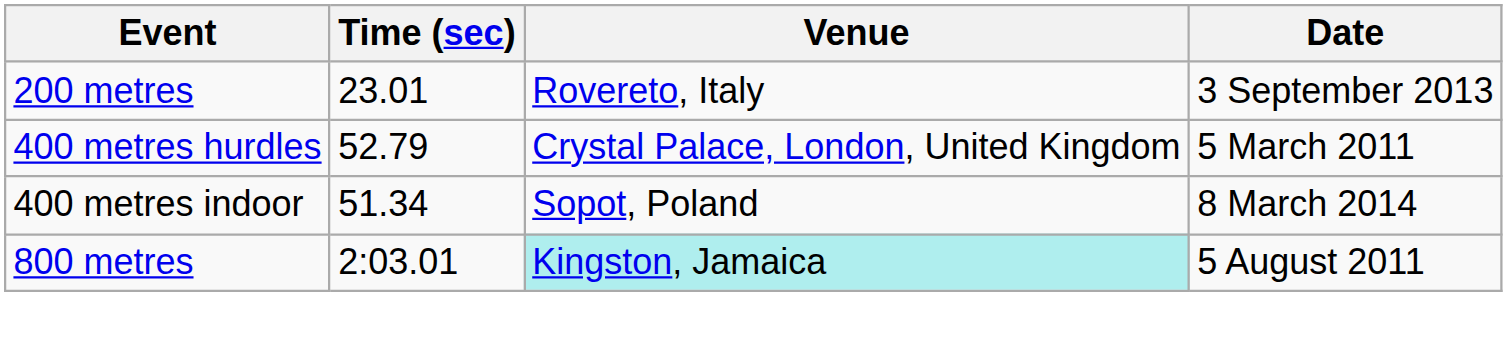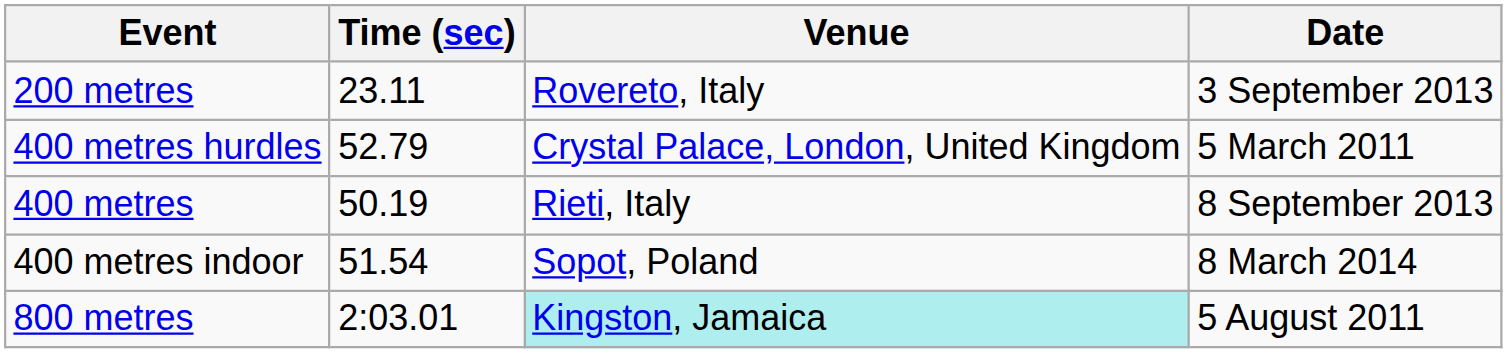(383, 90) 23.01 -> (382, 90) 23.11
+ row: (103, 204)
(383, 204) 51.34 -> (383, 261) 51.54
